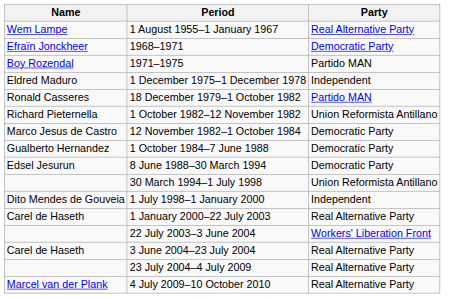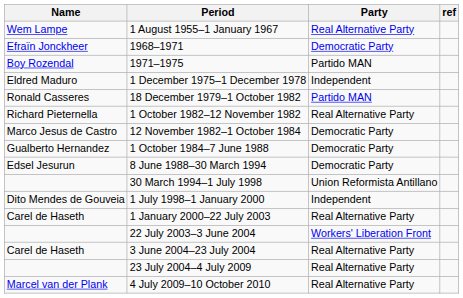+ column: (449, 13)
(374, 115) Union Reformista Antillano -> (363, 115) Real Alternative Party
